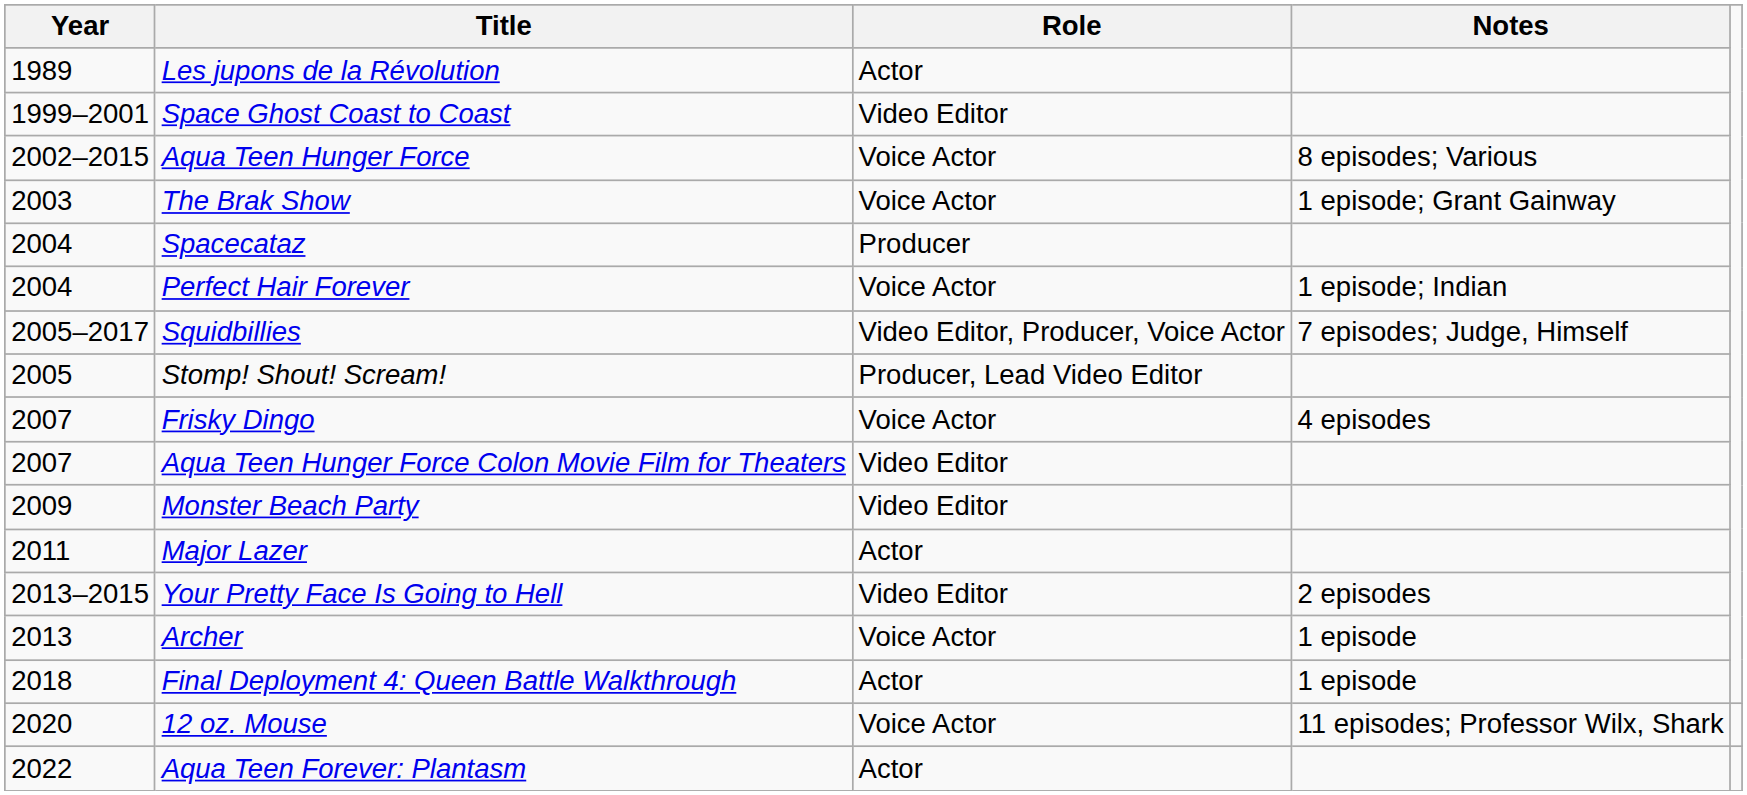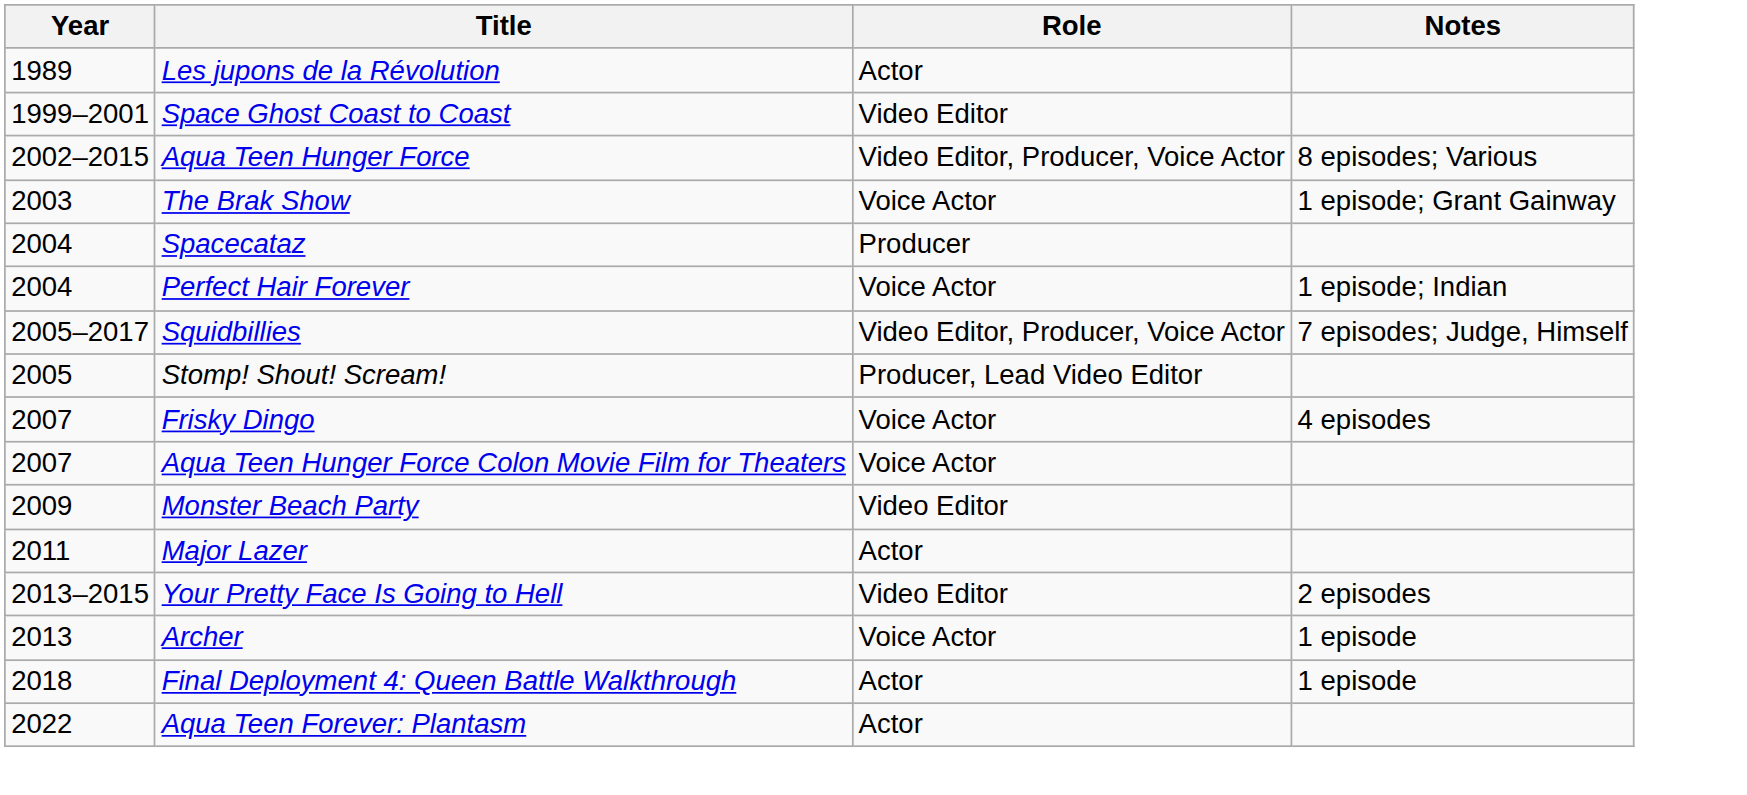(927, 157) Voice Actor -> (1072, 157) Video Editor, Producer, Voice Actor
(933, 462) Video Editor -> (927, 462) Voice Actor
- row: (244, 724)
